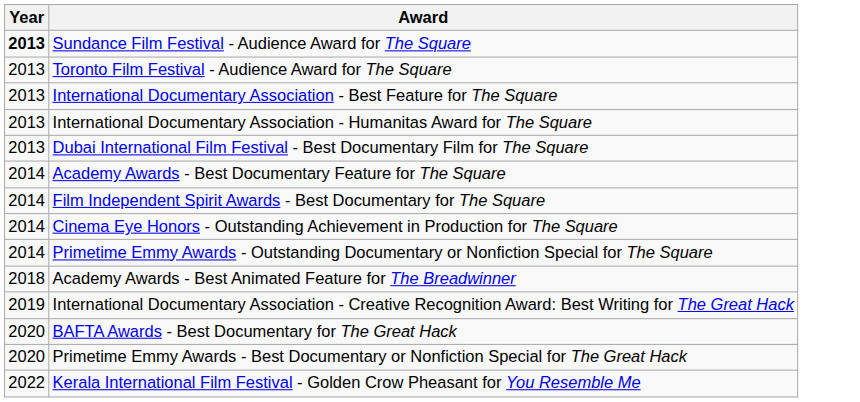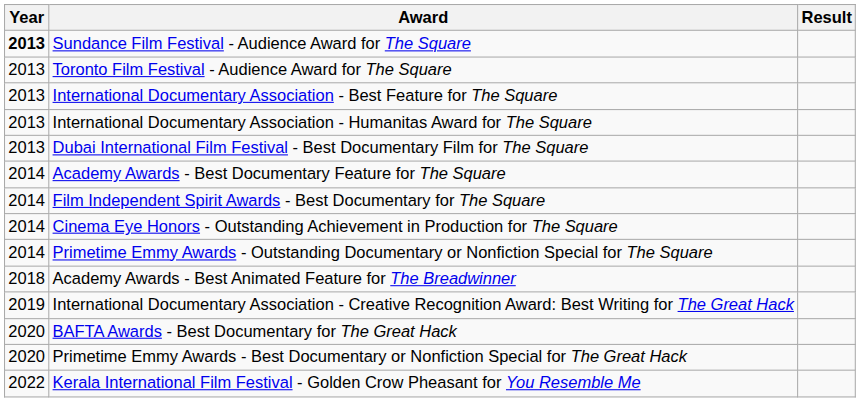+ column: (827, 17)
